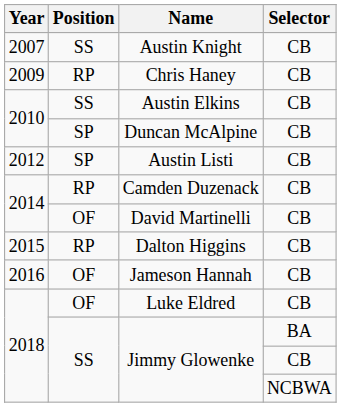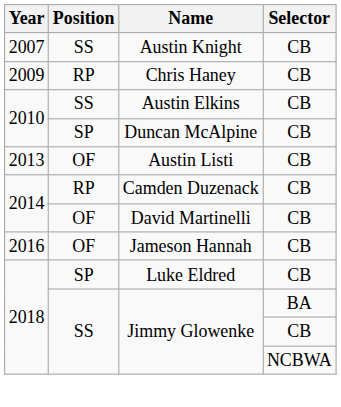(27, 160) 2012 -> (27, 160) 2013
(84, 160) SP -> (84, 160) OF
- row: (191, 246)
(84, 302) OF -> (84, 274) SP
